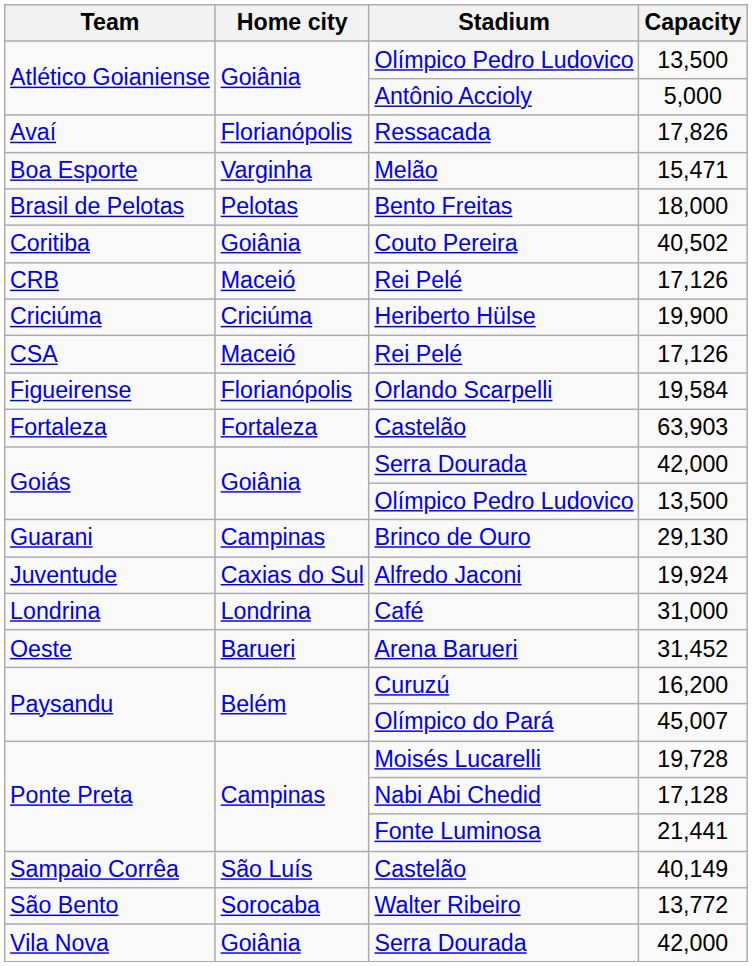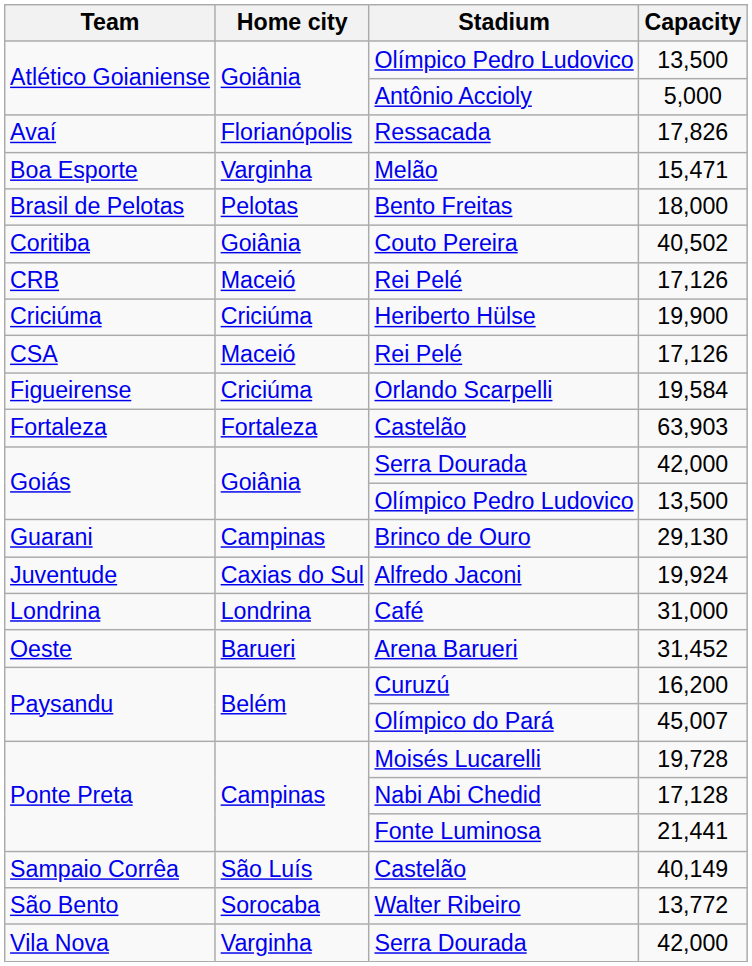(286, 390) Florianópolis -> (266, 390) Criciúma
(261, 942) Goiânia -> (266, 942) Varginha
